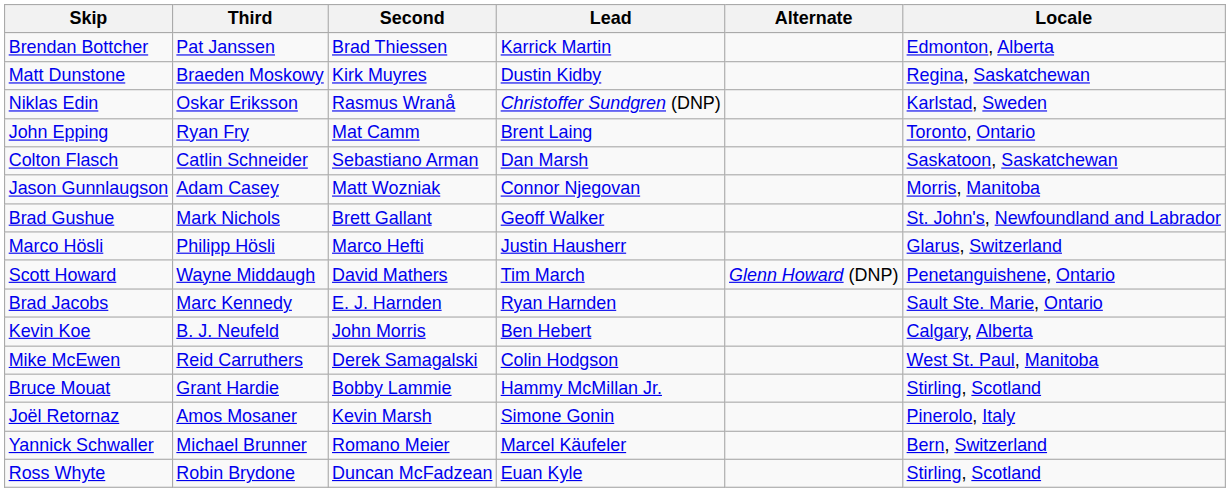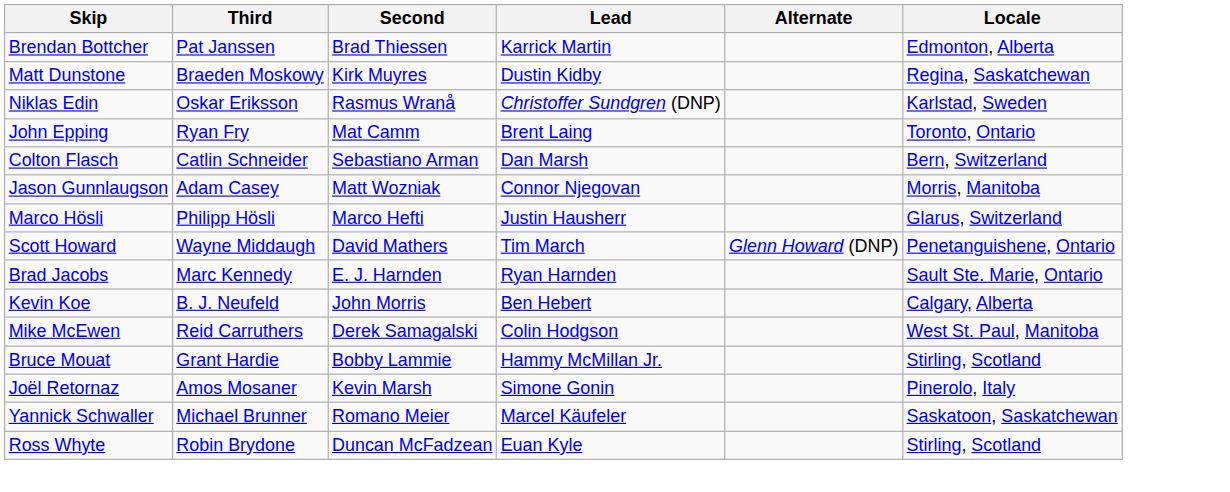(1012, 160) Saskatoon, Saskatchewan -> (977, 160) Bern, Switzerland
- row: (61, 217)
(977, 445) Bern, Switzerland -> (1012, 416) Saskatoon, Saskatchewan
